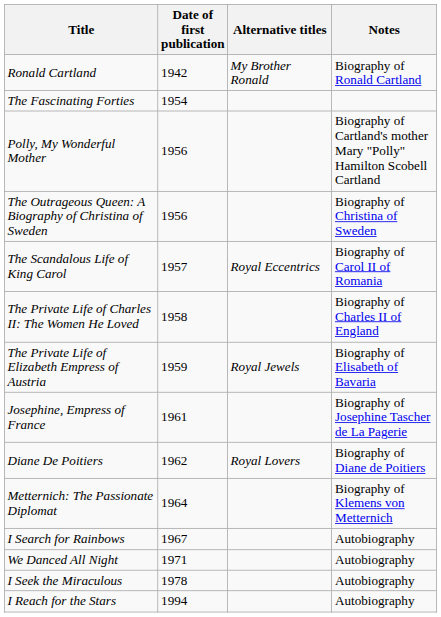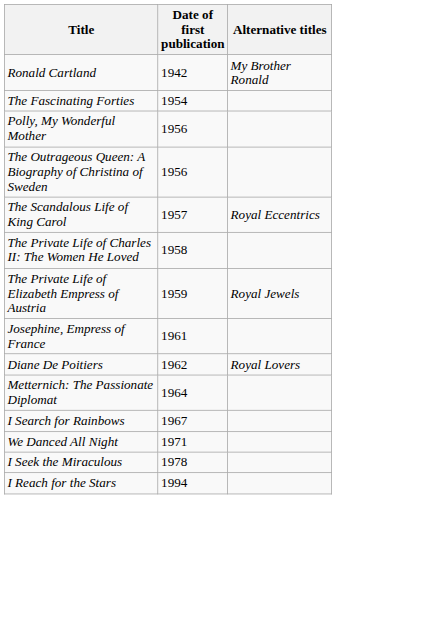- column: (384, 29)
